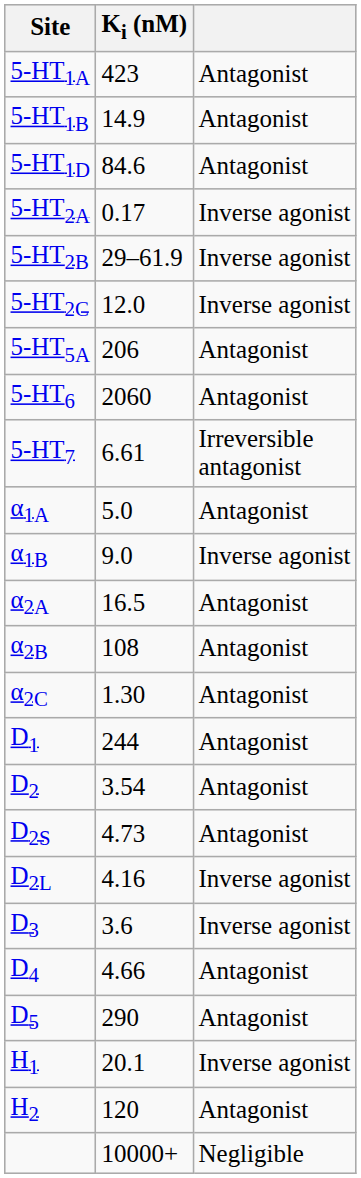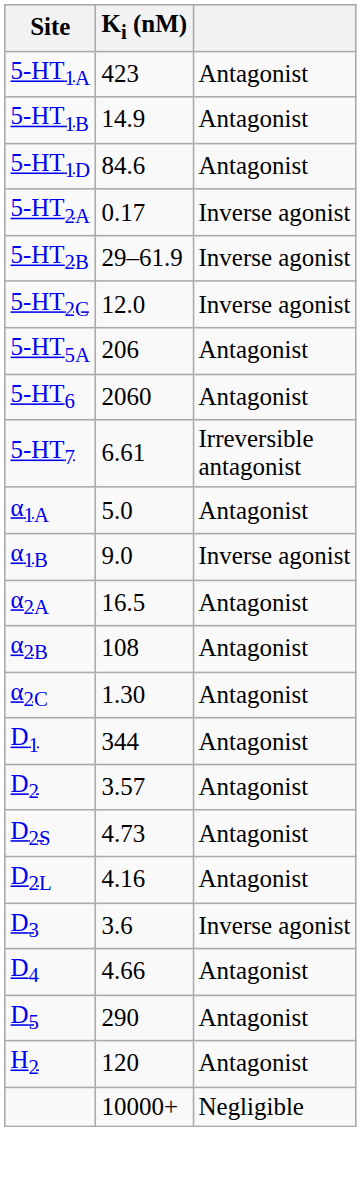(120, 740) 244 -> (120, 740) 344
(123, 786) 3.54 -> (123, 786) 3.57
(274, 879) Inverse agonist -> (253, 879) Antagonist
- row: (25, 1063)
